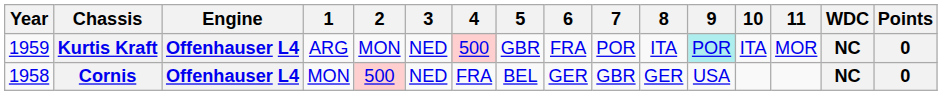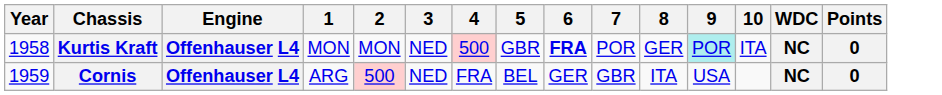- column: (796, 19)
(29, 48) 1959 -> (29, 48) 1958
(329, 48) ARG -> (329, 48) MON
(568, 48) normal -> (568, 48) bold
(664, 48) ITA -> (664, 48) GER
(29, 77) 1958 -> (29, 77) 1959
(329, 77) MON -> (329, 77) ARG
(664, 77) GER -> (664, 77) ITA
